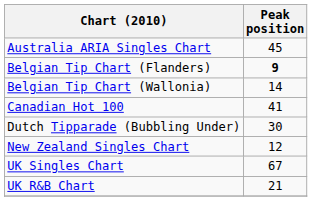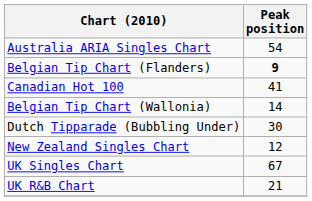(275, 48) 45 -> (275, 48) 54
rows swapped: (109, 87) <-> (66, 107)
